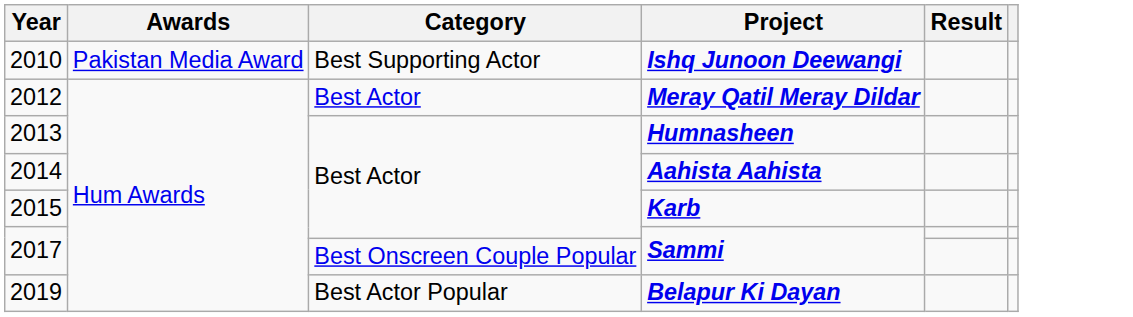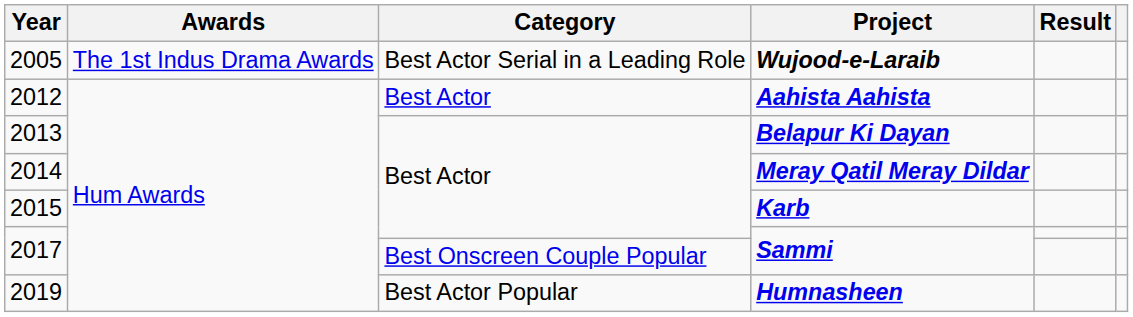+ row: (36, 60)
- row: (36, 60)
(783, 97) Meray Qatil Meray Dildar -> (843, 97) Aahista Aahista
(720, 134) Humnasheen -> (853, 134) Belapur Ki Dayan
(734, 171) Aahista Aahista -> (893, 171) Meray Qatil Meray Dildar
(744, 293) Belapur Ki Dayan -> (830, 293) Humnasheen
